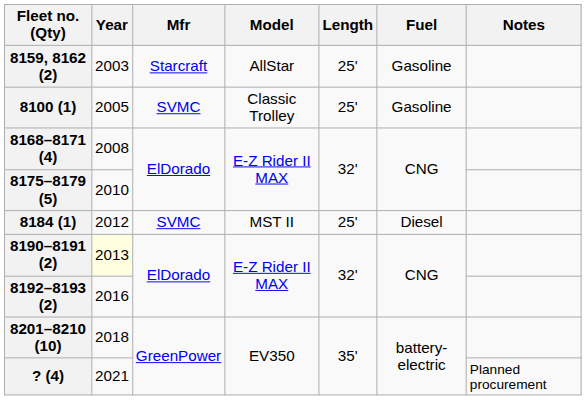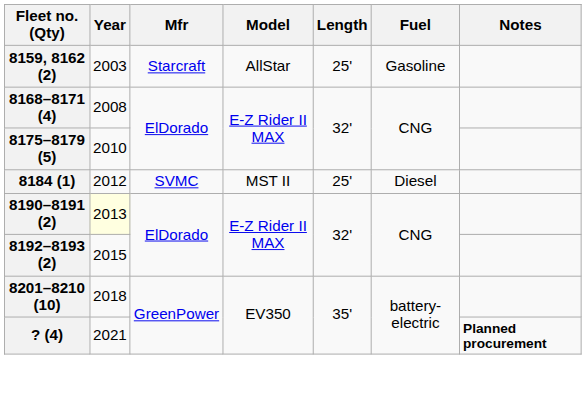- row: (48, 107)
(112, 296) 2016 -> (110, 255) 2015
(508, 377) normal -> (505, 335) bold
